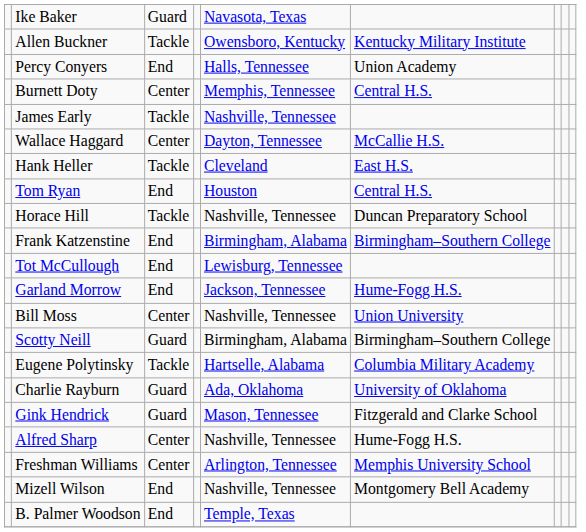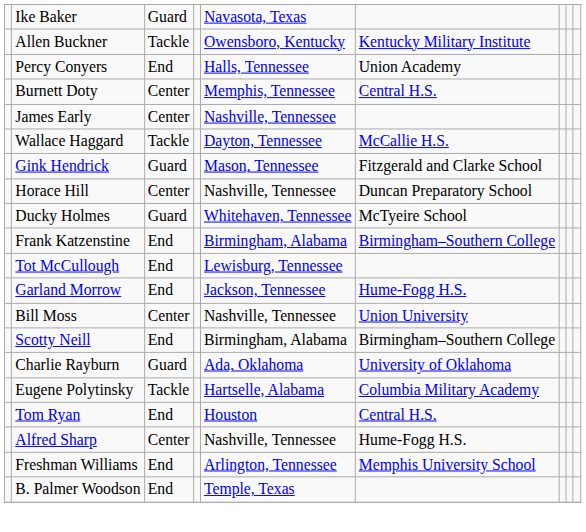(169, 116) Tackle -> (169, 116) Center
(169, 141) Center -> (169, 141) Tackle
- row: (54, 166)
rows swapped: (62, 414) <-> (48, 191)
(169, 215) Tackle -> (169, 191) Center
+ row: (63, 215)
(167, 340) Guard -> (160, 340) End
rows swapped: (74, 365) <-> (67, 389)
(169, 464) Center -> (160, 464) End
- row: (60, 489)
